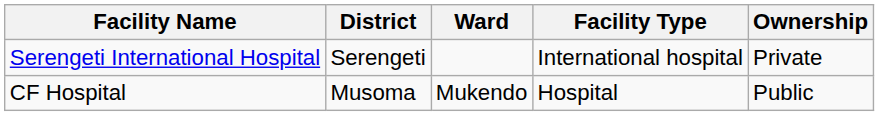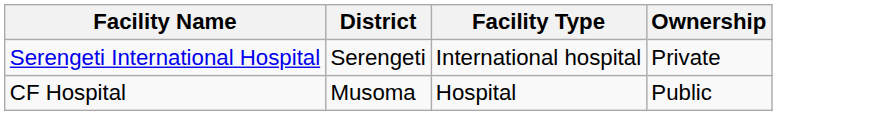- column: (482, 22)
